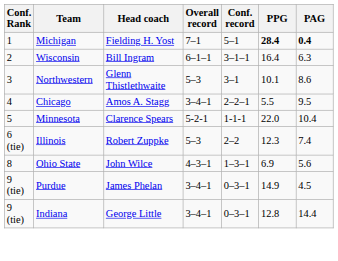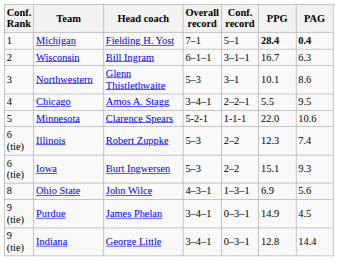(270, 57) 16.4 -> (270, 57) 16.7
(307, 118) 10.4 -> (307, 118) 10.6
+ row: (46, 169)
